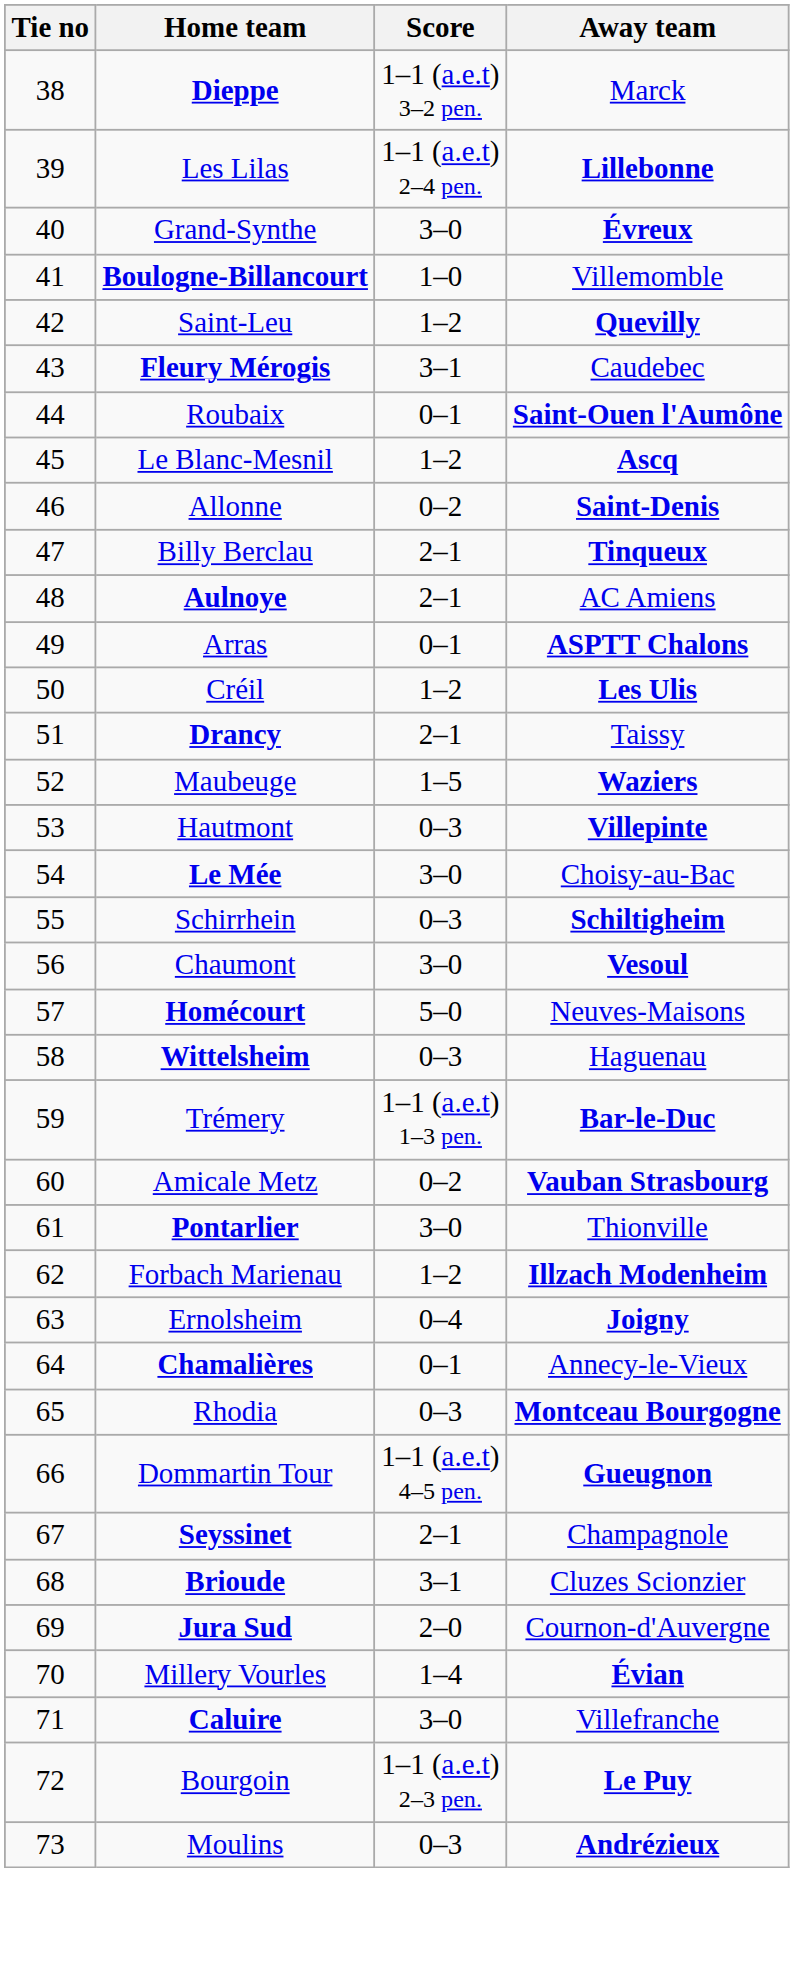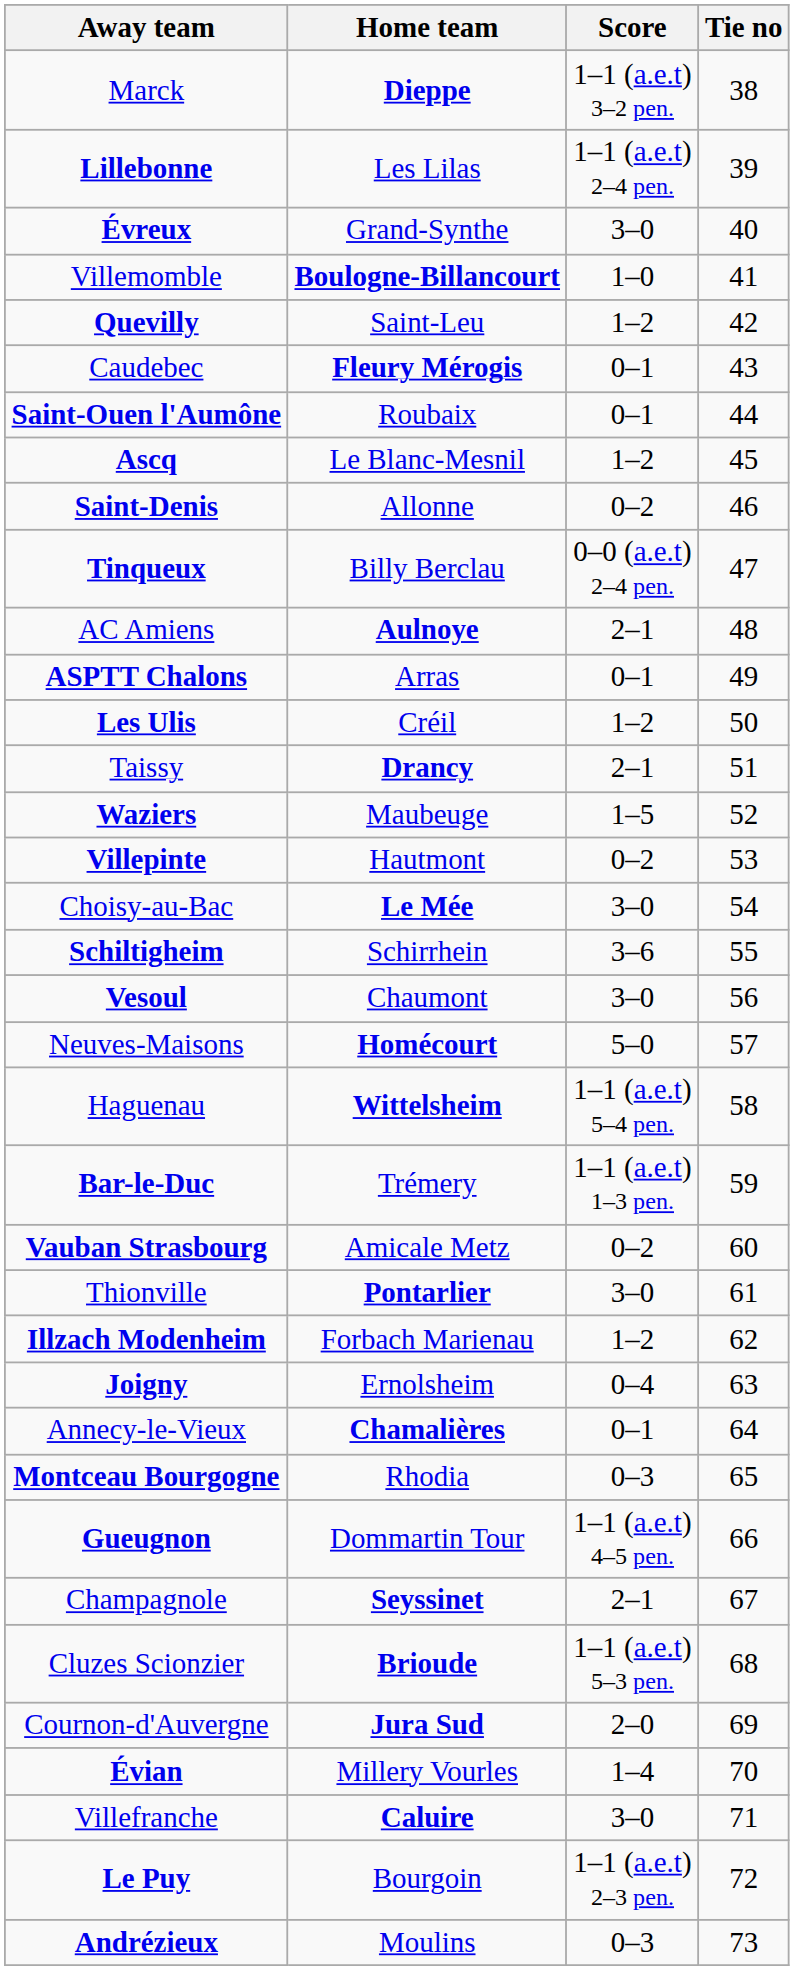columns swapped: (50, 27) <-> (648, 27)
(440, 368) 3–1 -> (632, 368) 0–1
(440, 551) 2–1 -> (632, 568) 0–0 (a.e.t) 2–4 pen.
(440, 827) 0–3 -> (632, 860) 0–2
(440, 919) 0–3 -> (632, 951) 3–6
(440, 1057) 0–3 -> (632, 1105) 1–1 (a.e.t) 5–4 pen.
(440, 1581) 3–1 -> (632, 1663) 1–1 (a.e.t) 5–3 pen.
